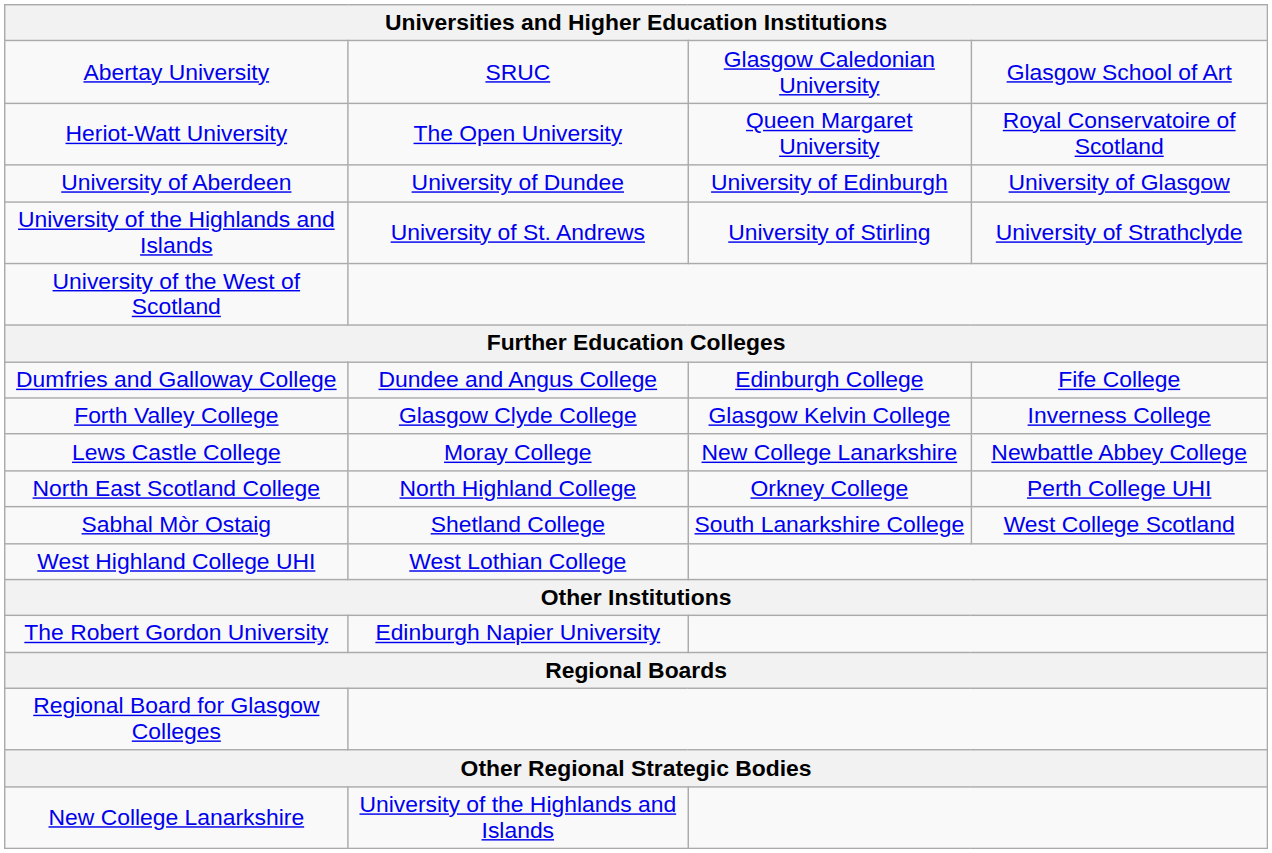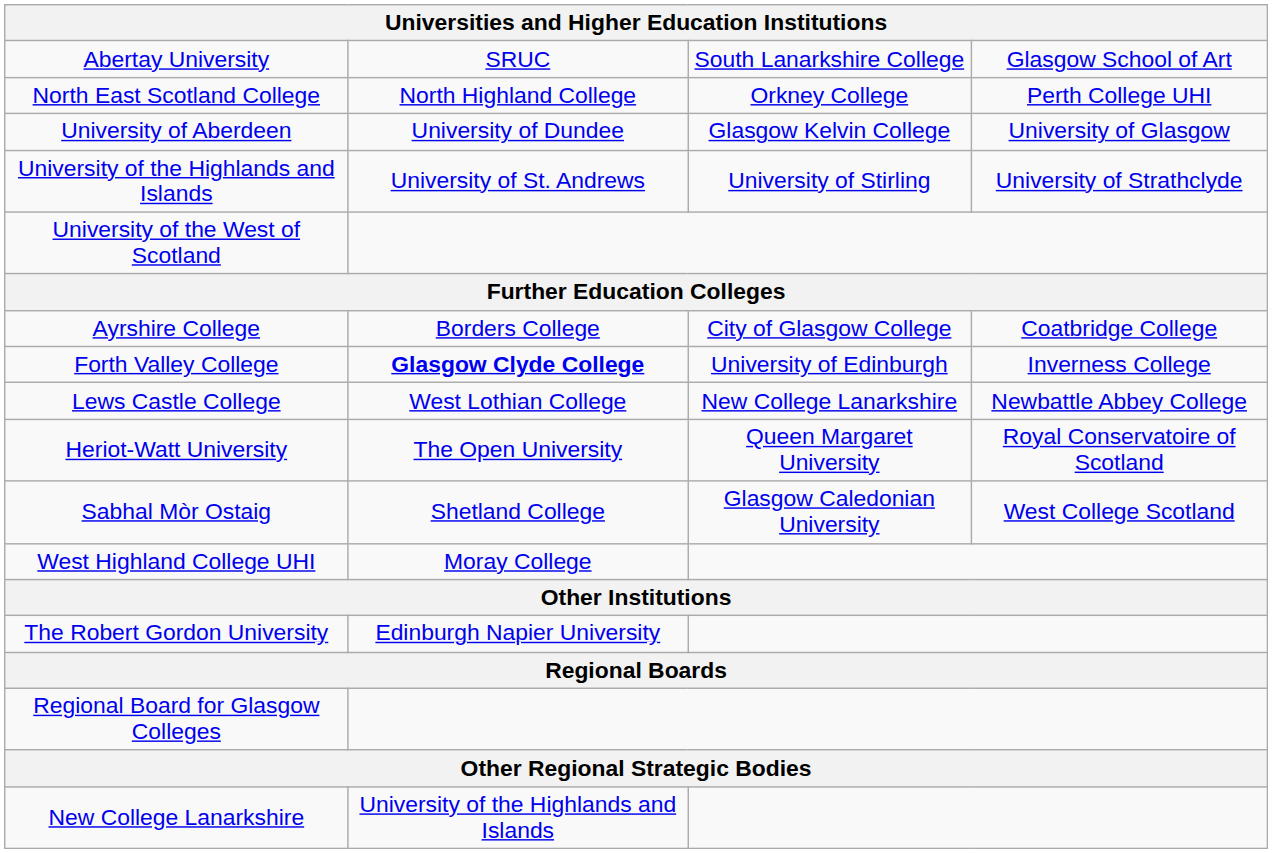(829, 71) Glasgow Caledonian University -> (829, 58) South Lanarkshire College
rows swapped: (176, 133) <-> (176, 488)
(829, 182) University of Edinburgh -> (829, 131) Glasgow Kelvin College
+ row: (176, 328)
- row: (176, 379)
(518, 415) normal -> (518, 364) bold
(829, 415) Glasgow Kelvin College -> (829, 364) University of Edinburgh
(518, 452) Moray College -> (518, 400) West Lothian College
(829, 524) South Lanarkshire College -> (829, 511) Glasgow Caledonian University
(518, 561) West Lothian College -> (518, 561) Moray College
